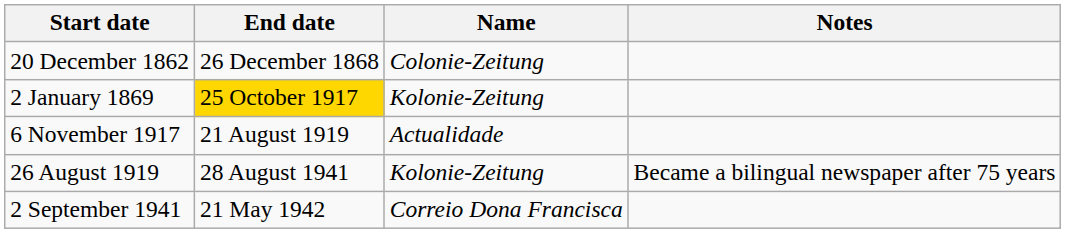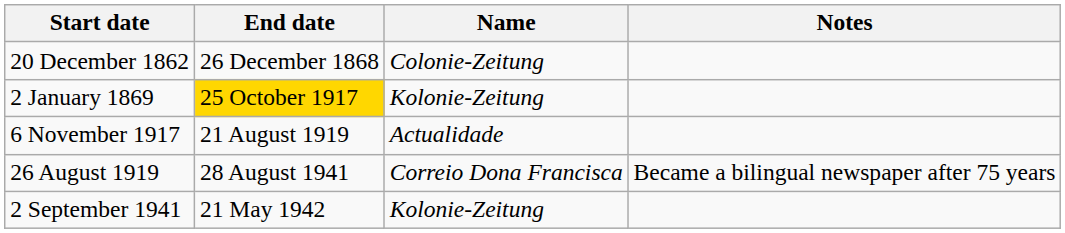(467, 172) Kolonie-Zeitung -> (506, 172) Correio Dona Francisca
(506, 209) Correio Dona Francisca -> (467, 209) Kolonie-Zeitung
